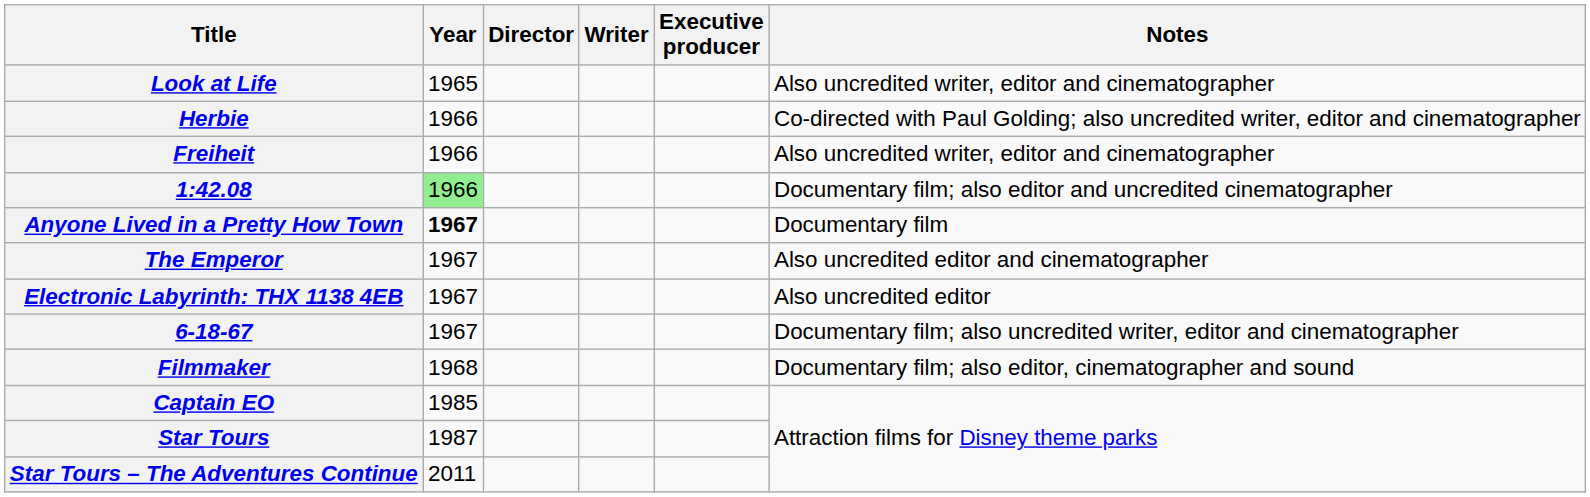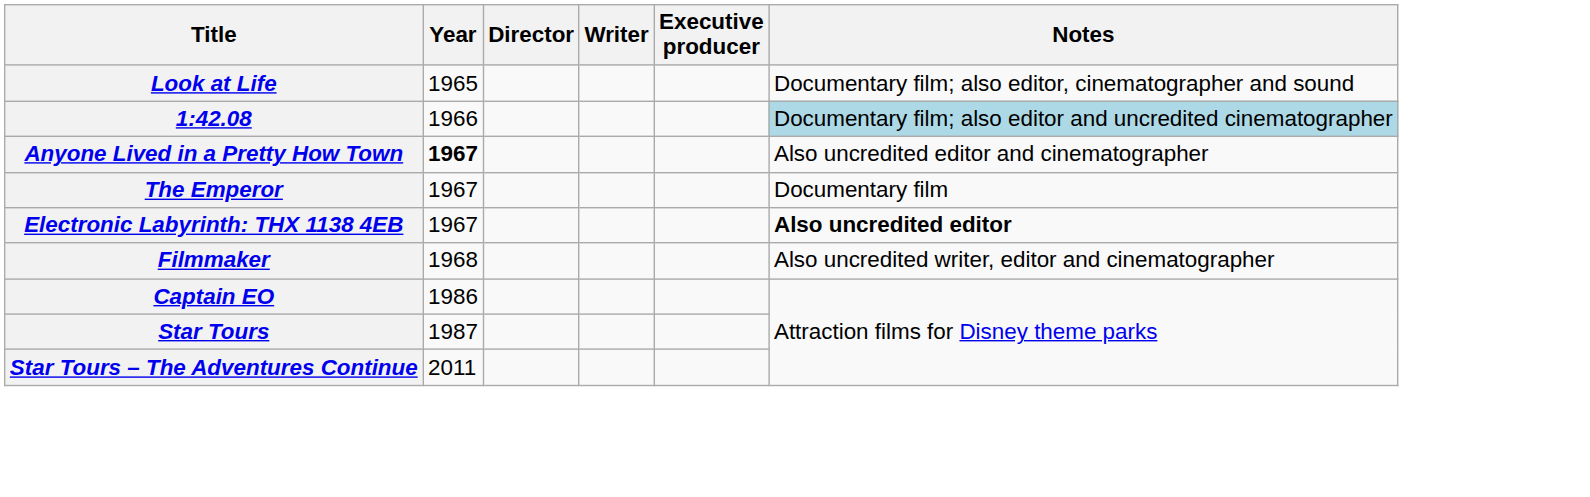(1024, 82) Also uncredited writer, editor and cinematographer -> (1064, 82) Documentary film; also editor, cinematographer and sound
- row: (214, 118)
- row: (214, 154)
(453, 189) lightgreen background -> (453, 118) no background
(1083, 189) no background -> (1083, 118) lightblue background
(861, 225) Documentary film -> (991, 154) Also uncredited editor and cinematographer
(991, 260) Also uncredited editor and cinematographer -> (861, 189) Documentary film
(882, 296) normal -> (893, 225) bold
- row: (214, 331)
(1064, 367) Documentary film; also editor, cinematographer and sound -> (1024, 260) Also uncredited writer, editor and cinematographer
(453, 402) 1985 -> (453, 296) 1986
